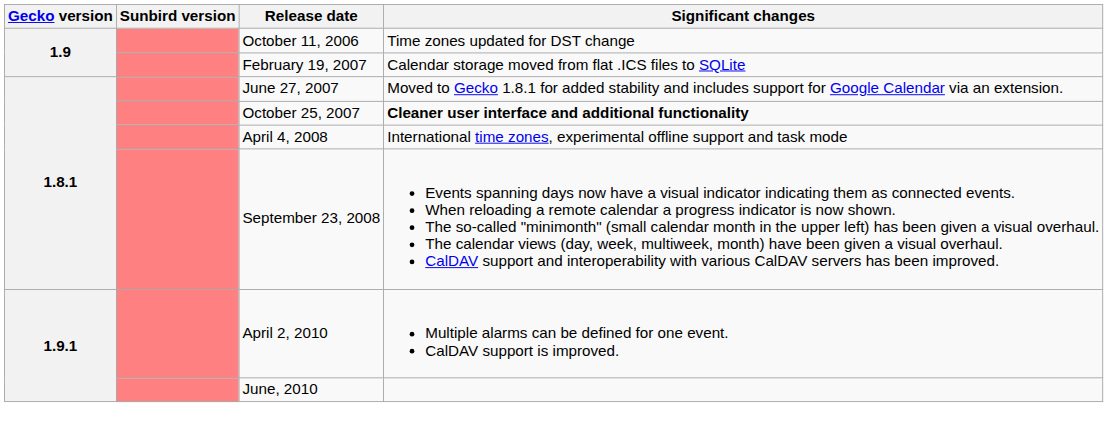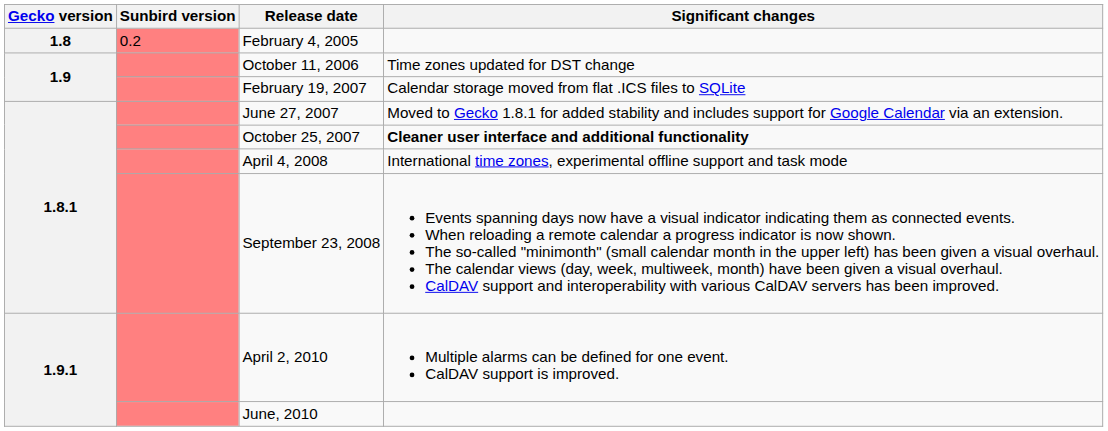+ row: (300, 40)
